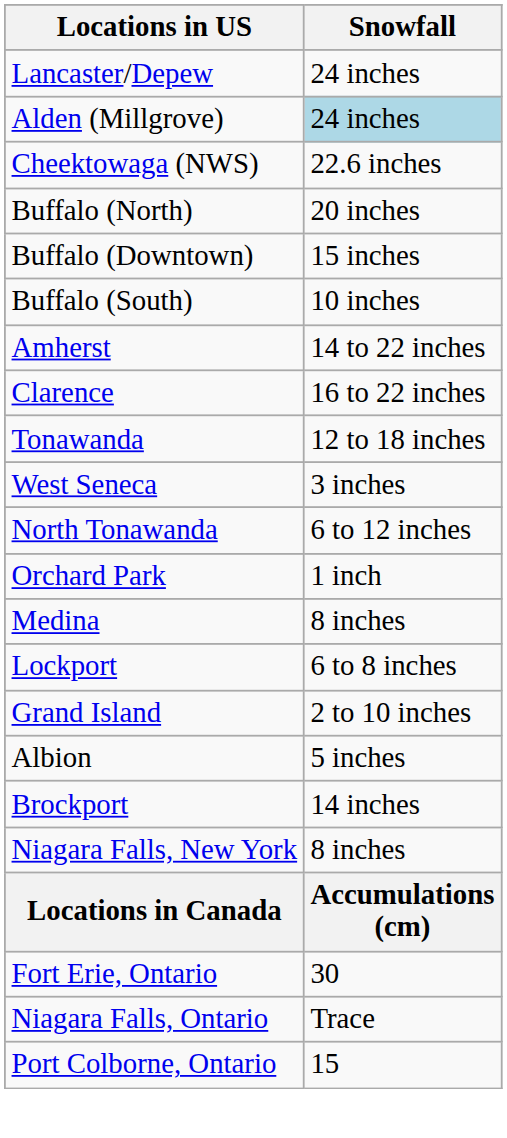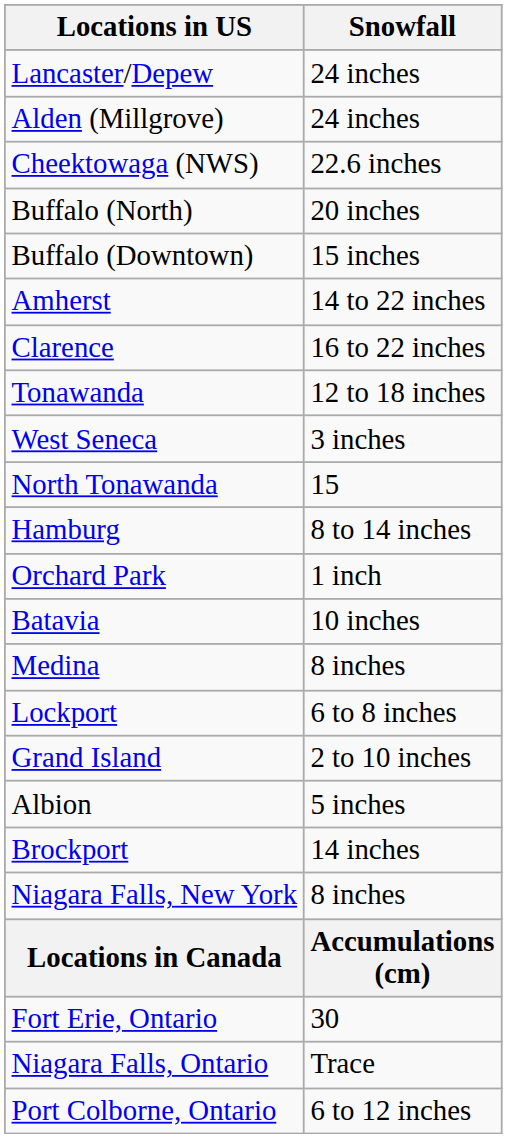(365, 118) lightblue background -> (365, 118) no background
- row: (102, 301)
(391, 529) 6 to 12 inches -> (325, 484) 15
+ row: (66, 529)
+ row: (56, 621)
(325, 1064) 15 -> (391, 1110) 6 to 12 inches
